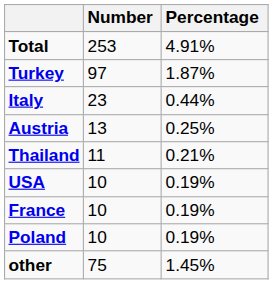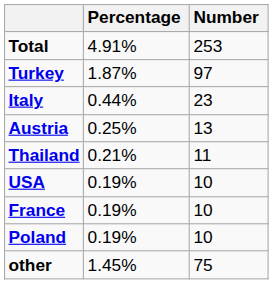columns swapped: (123, 18) <-> (215, 18)
